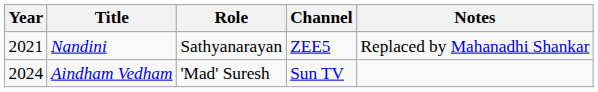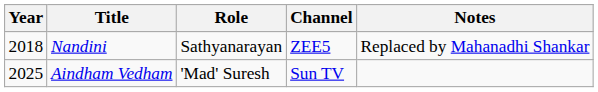(26, 45) 2021 -> (26, 45) 2018
(26, 73) 2024 -> (26, 73) 2025
